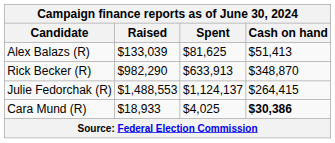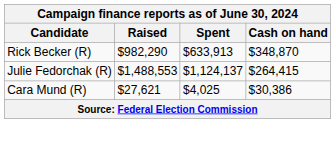- row: (48, 52)
(139, 109) $18,933 -> (139, 90) $27,621
(270, 109) bold -> (270, 90) normal
